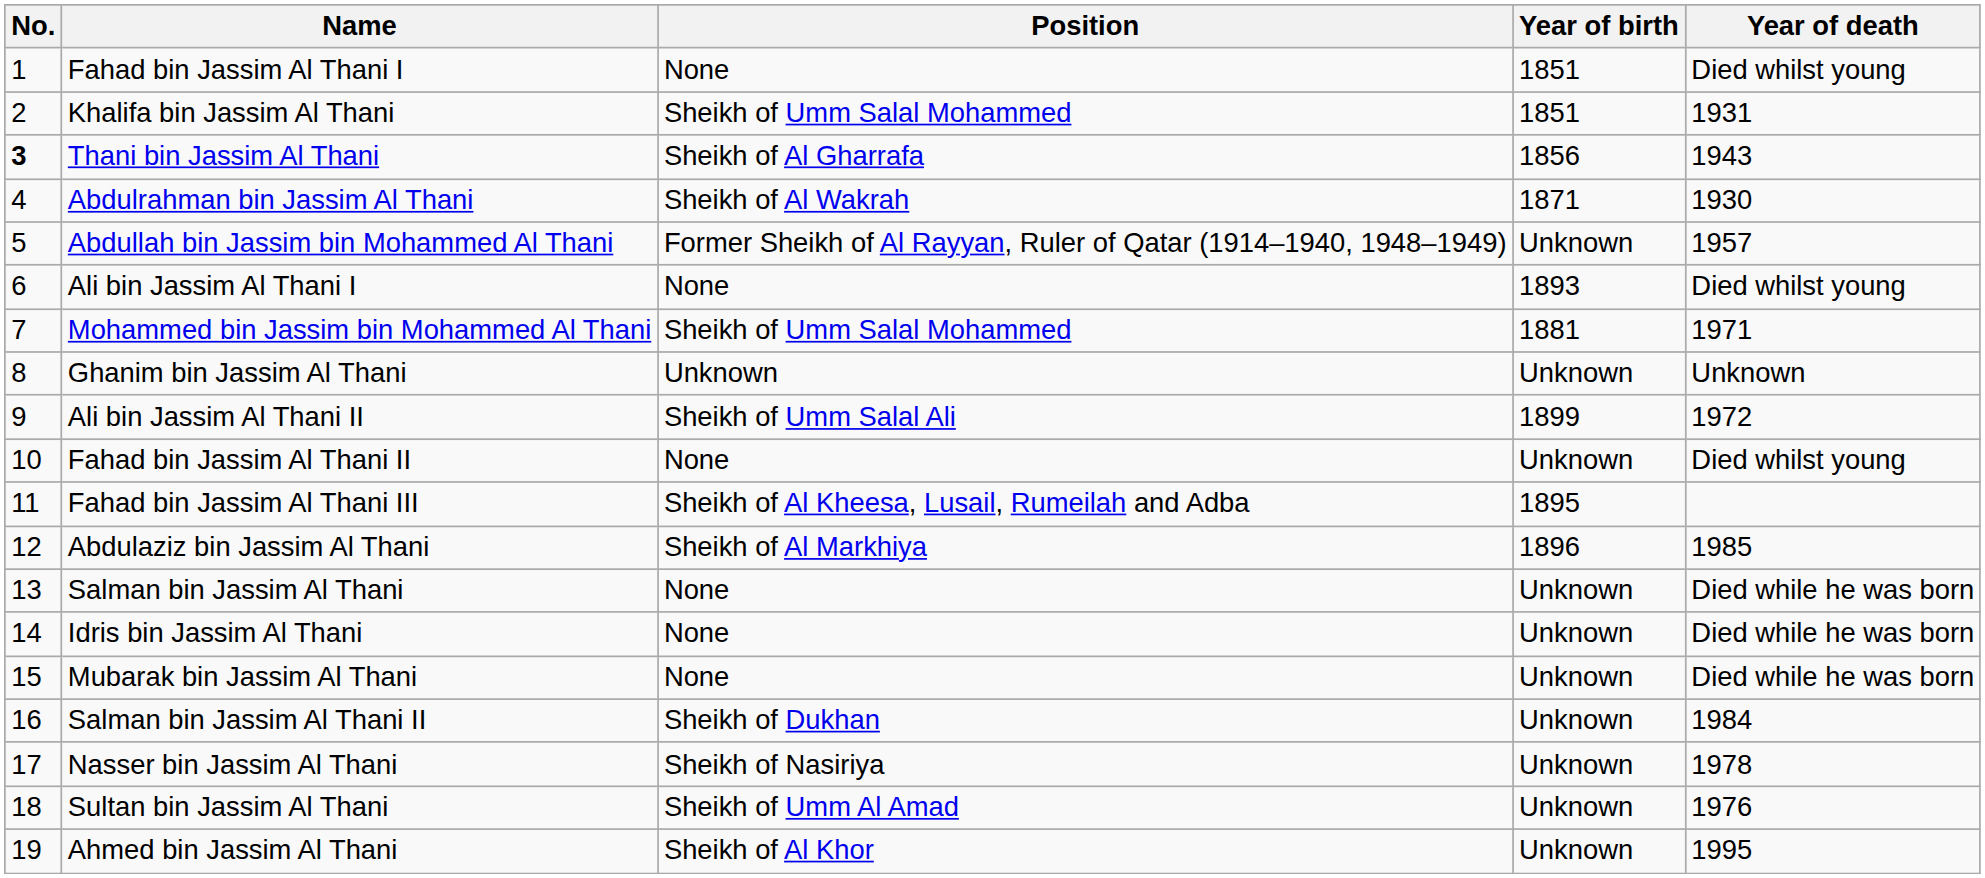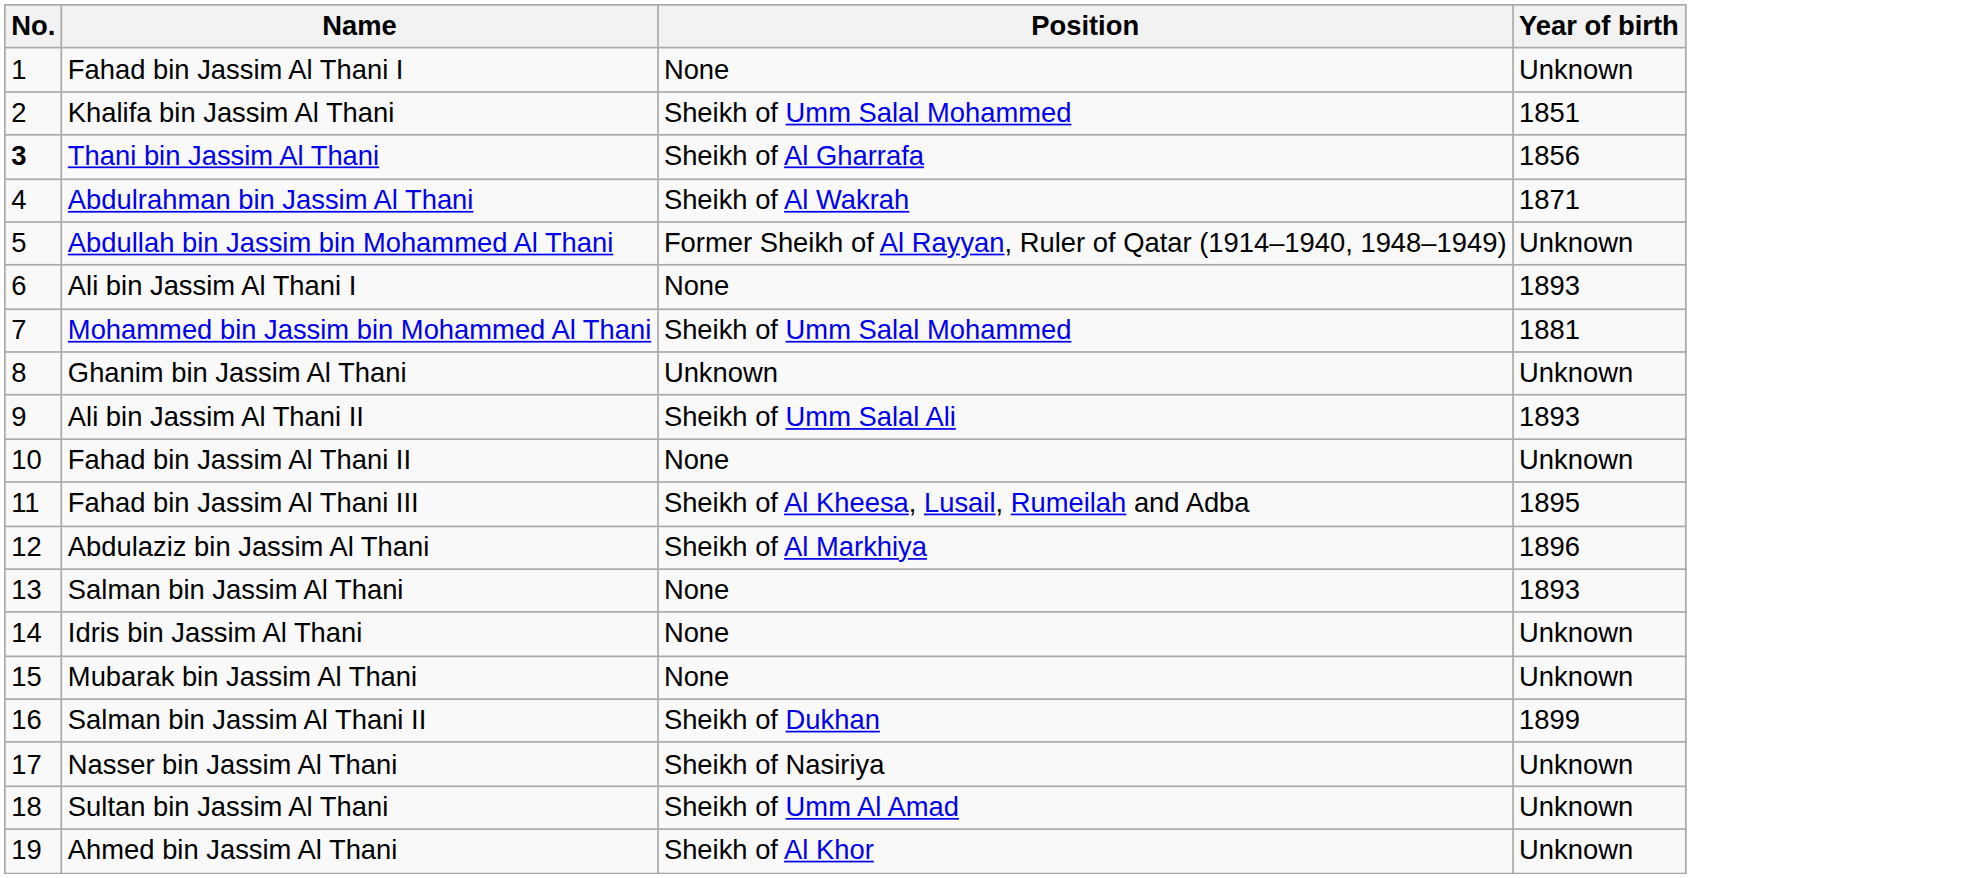- column: (1833, 26)
(1550, 69) 1851 -> (1576, 69) Unknown
(1550, 416) 1899 -> (1550, 416) 1893
(1576, 590) Unknown -> (1550, 590) 1893
(1576, 720) Unknown -> (1550, 720) 1899
